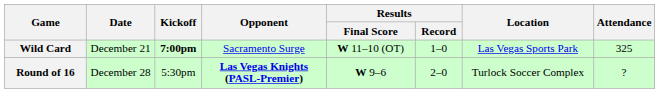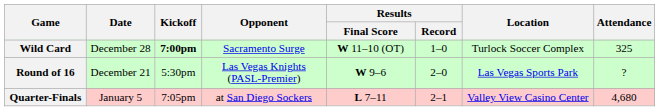(121, 48) December 21 -> (121, 48) December 28
(528, 48) Las Vegas Sports Park -> (528, 48) Turlock Soccer Complex
(121, 72) December 28 -> (121, 72) December 21
(264, 72) bold -> (264, 72) normal
(528, 72) Turlock Soccer Complex -> (528, 72) Las Vegas Sports Park
+ row: (45, 97)
